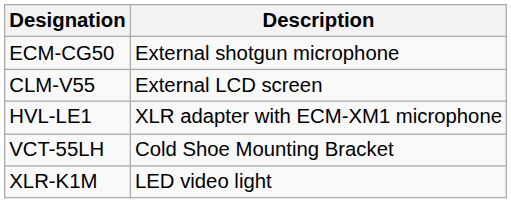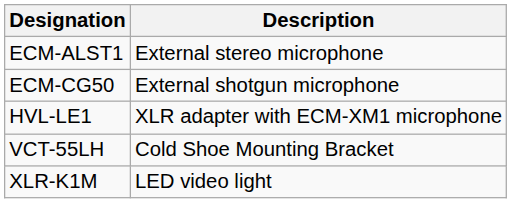+ row: (66, 52)
- row: (52, 85)
